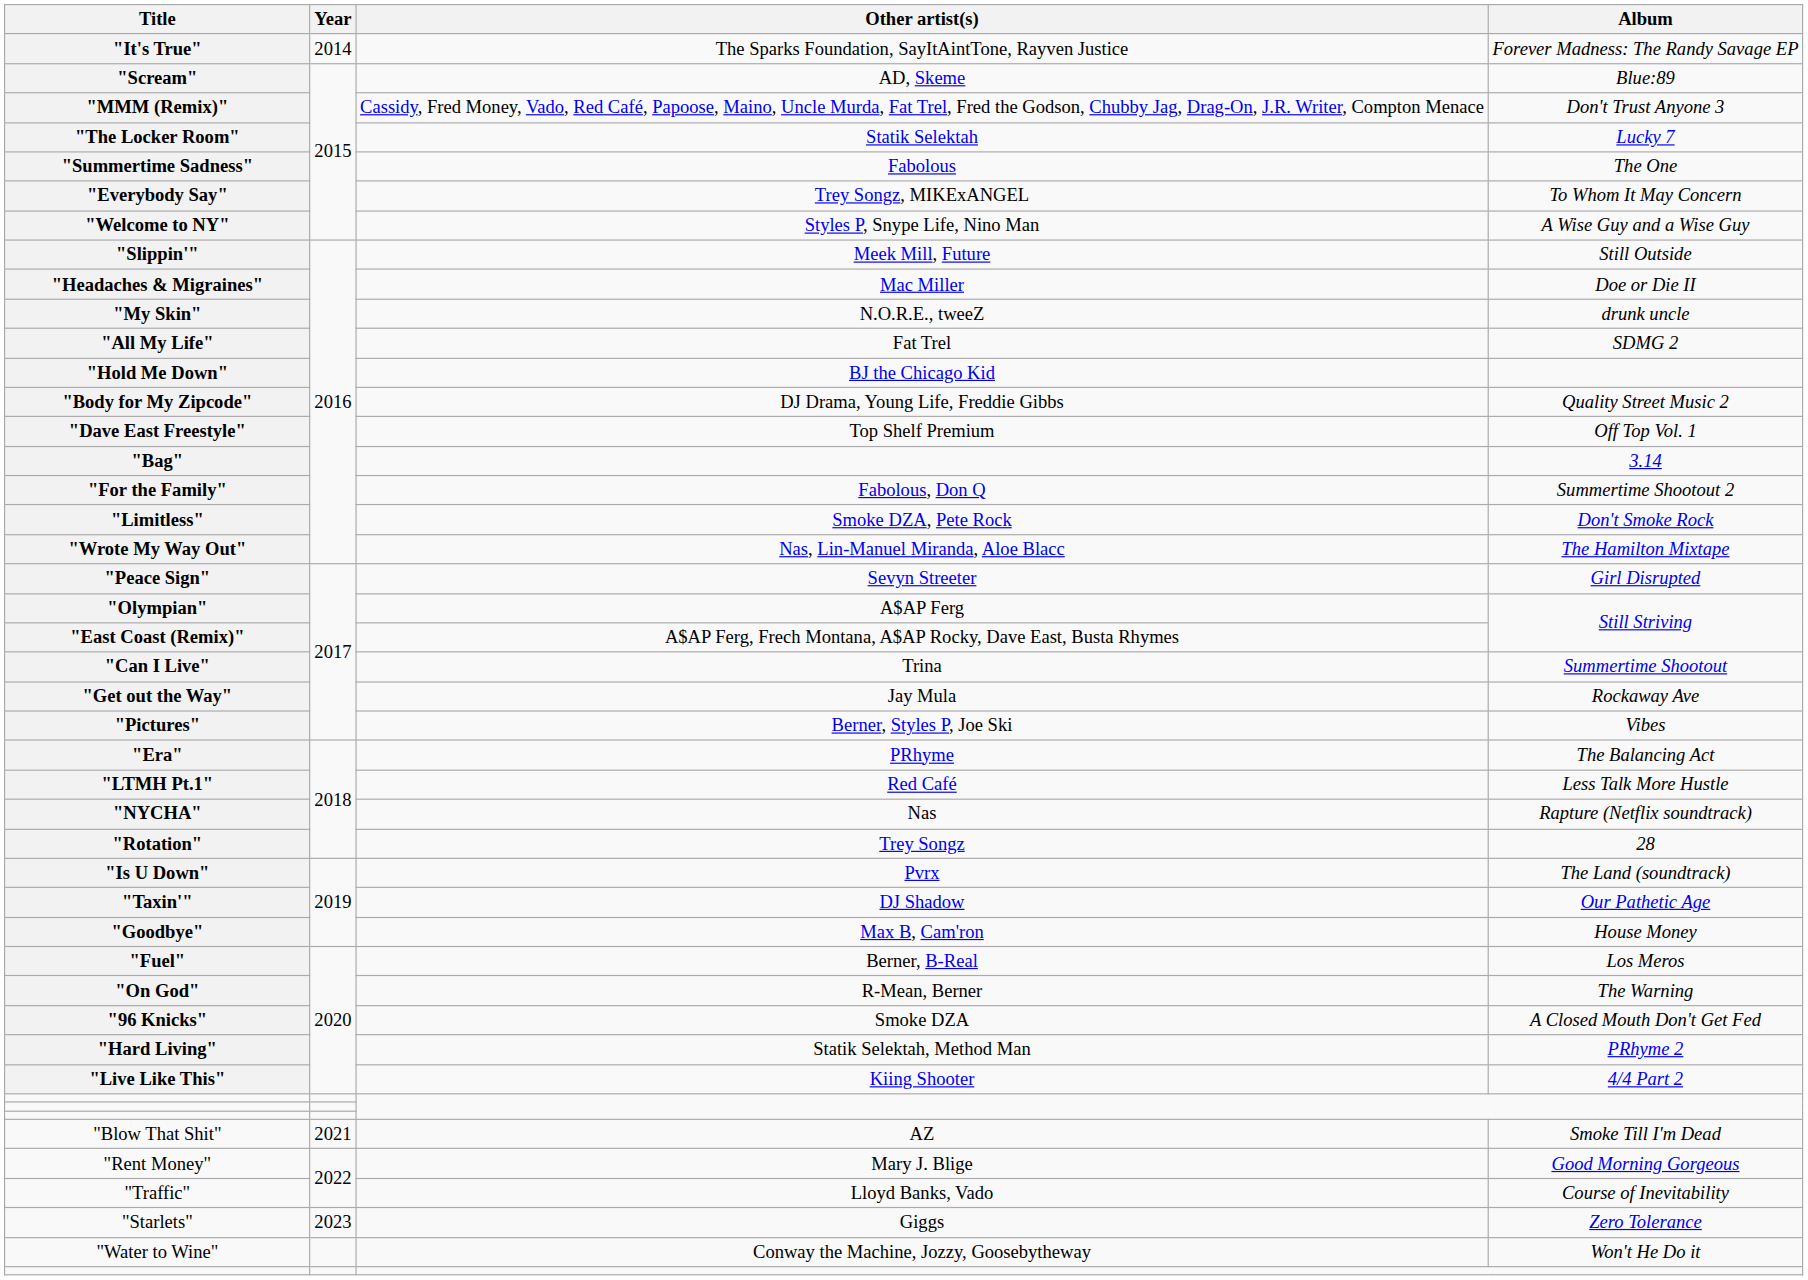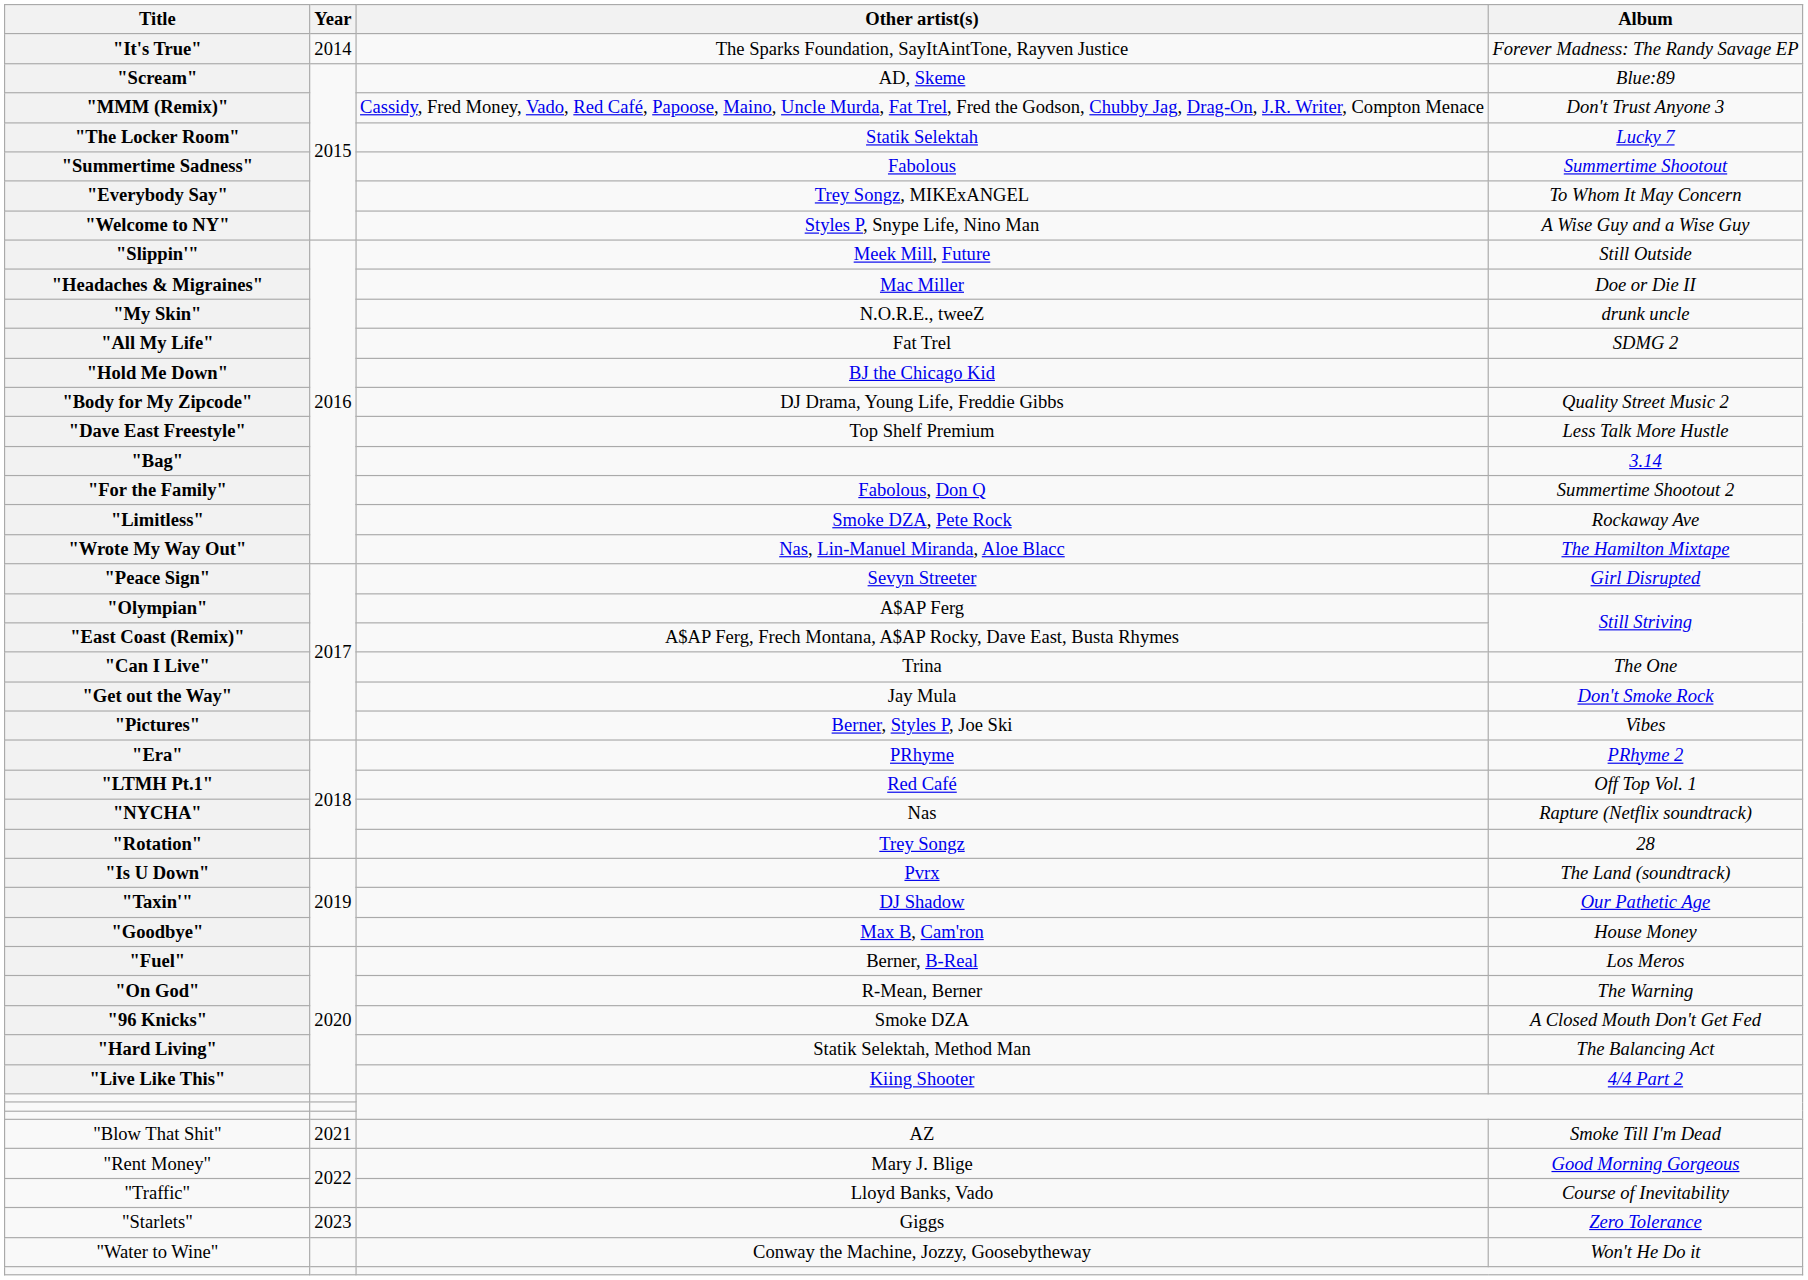(1645, 166) The One -> (1645, 166) Summertime Shootout
(1645, 431) Off Top Vol. 1 -> (1645, 431) Less Talk More Hustle
(1645, 519) Don't Smoke Rock -> (1645, 519) Rockaway Ave
(1645, 666) Summertime Shootout -> (1645, 666) The One
(1645, 696) Rockaway Ave -> (1645, 696) Don't Smoke Rock
(1645, 755) The Balancing Act -> (1645, 755) PRhyme 2
(1645, 784) Less Talk More Hustle -> (1645, 784) Off Top Vol. 1
(1645, 1049) PRhyme 2 -> (1645, 1049) The Balancing Act
